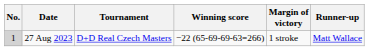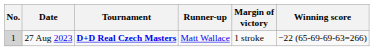columns swapped: (220, 17) <-> (337, 17)
(124, 38) normal -> (126, 38) bold
